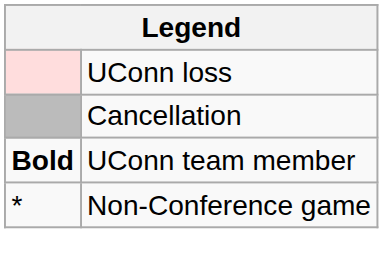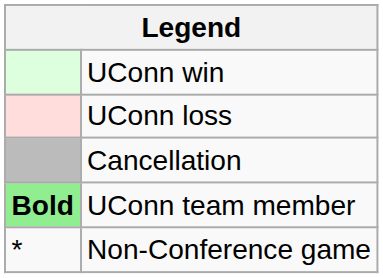+ row: (156, 72)
(43, 161) no background -> (43, 205) lightgreen background
